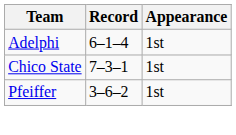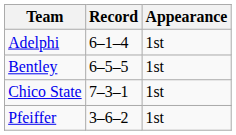+ row: (33, 67)
